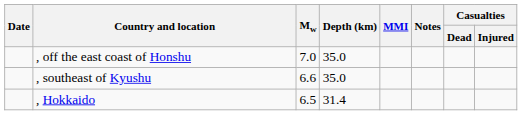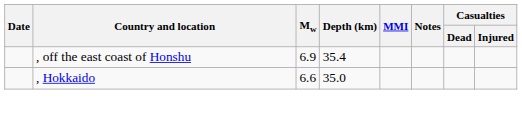(308, 57) 7.0 -> (308, 57) 6.9
(334, 57) 35.0 -> (334, 57) 35.4
- row: (94, 78)
(308, 99) 6.5 -> (308, 78) 6.6
(334, 99) 31.4 -> (334, 78) 35.0
